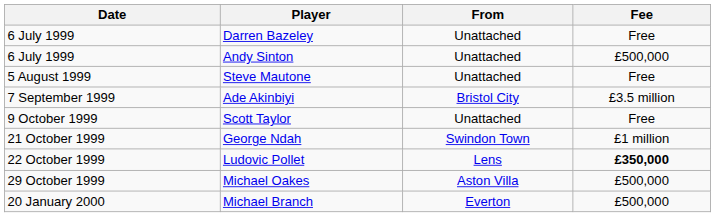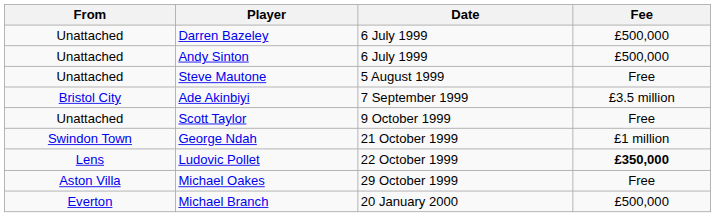columns swapped: (112, 15) <-> (488, 15)
(642, 36) Free -> (642, 36) £500,000
(642, 181) £500,000 -> (642, 181) Free
